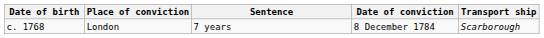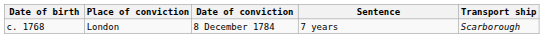columns swapped: (405, 12) <-> (272, 12)
